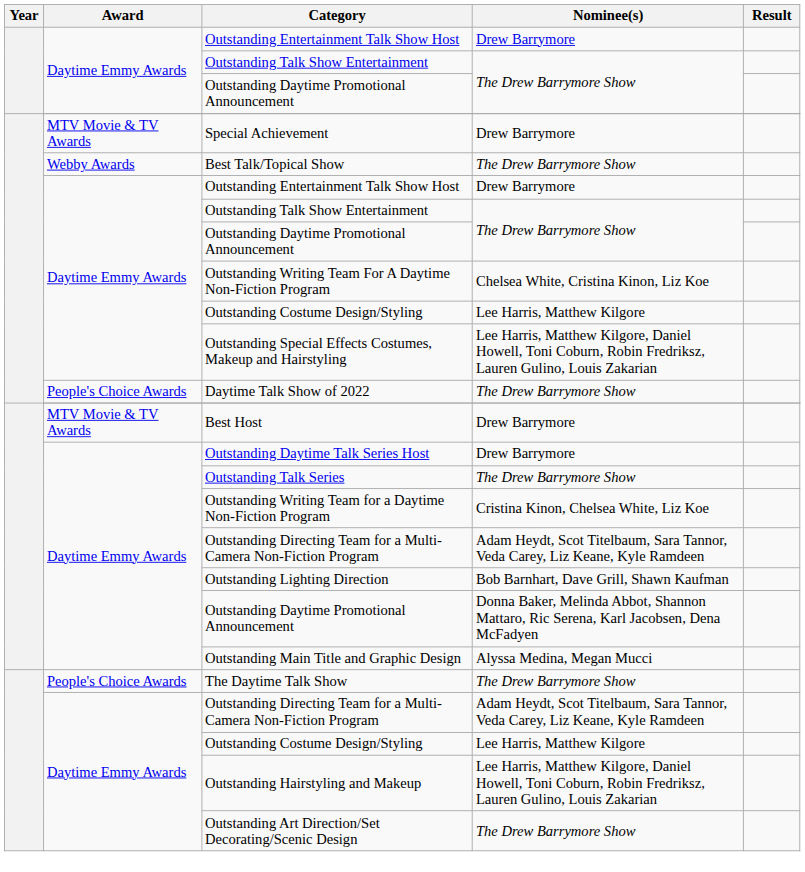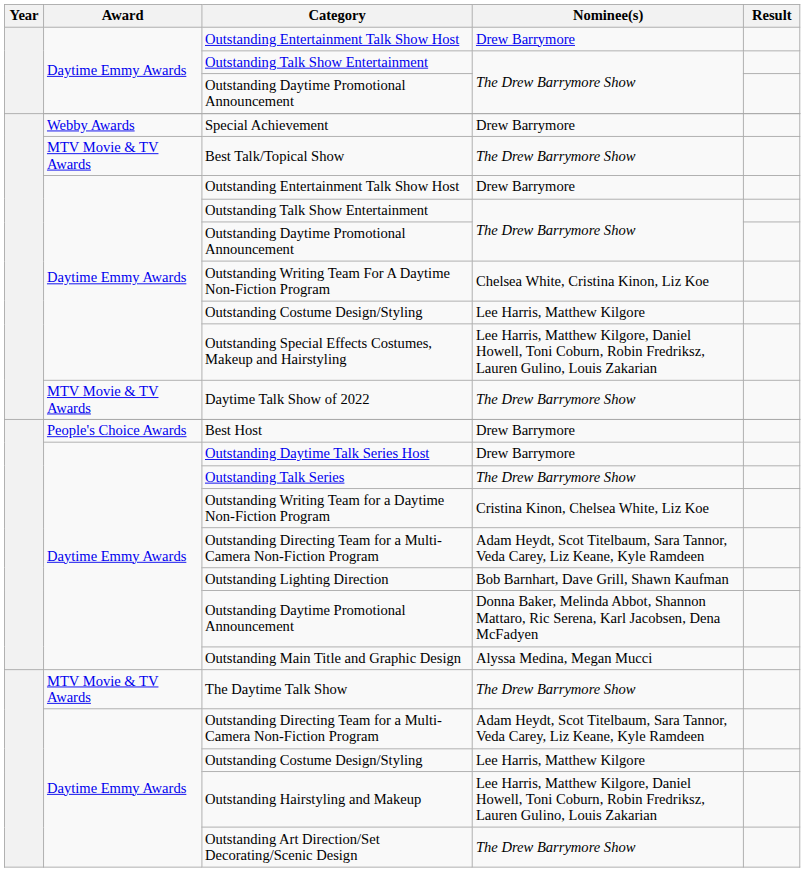(103, 132) MTV Movie & TV Awards -> (91, 124) Webby Awards
(91, 164) Webby Awards -> (103, 156) MTV Movie & TV Awards
(117, 391) People's Choice Awards -> (103, 399) MTV Movie & TV Awards
(103, 422) MTV Movie & TV Awards -> (117, 430) People's Choice Awards
(117, 681) People's Choice Awards -> (103, 689) MTV Movie & TV Awards
